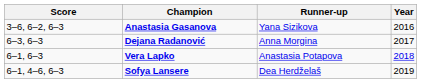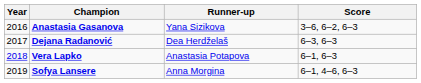columns swapped: (404, 12) <-> (63, 12)
(288, 42) Anna Morgina -> (197, 42) Dea Herdželaš
(290, 71) Dea Herdželaš -> (195, 71) Anna Morgina
